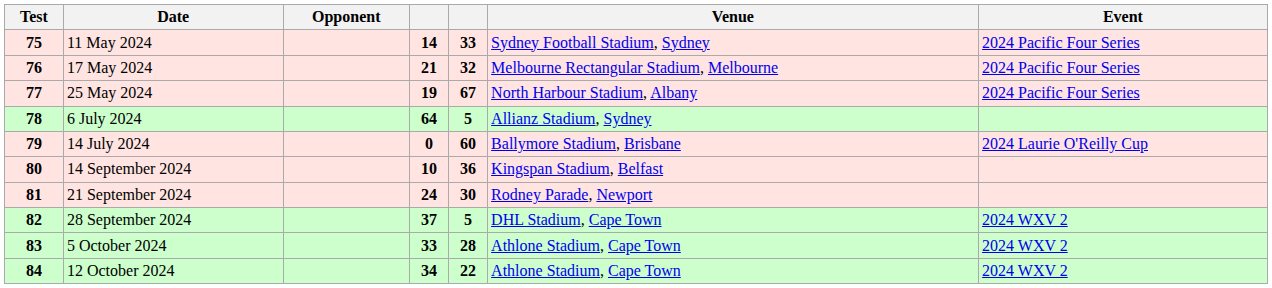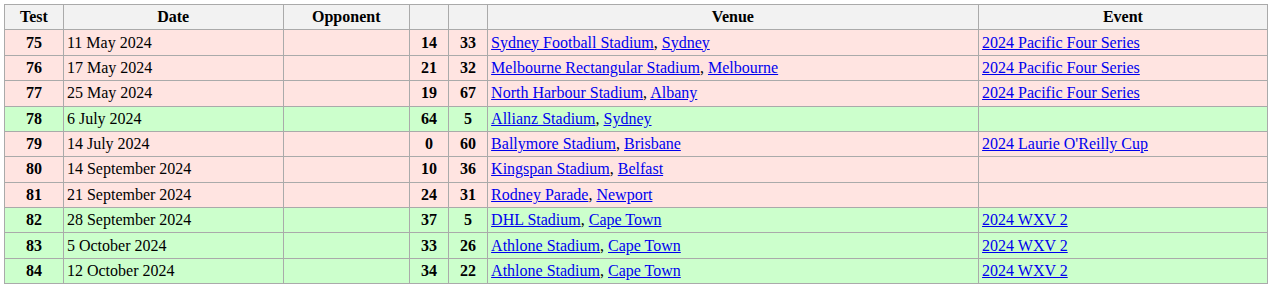(468, 194) 30 -> (468, 194) 31
(468, 245) 28 -> (468, 245) 26
